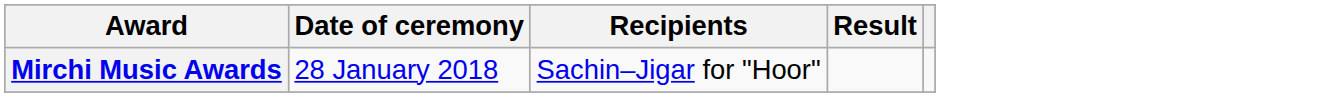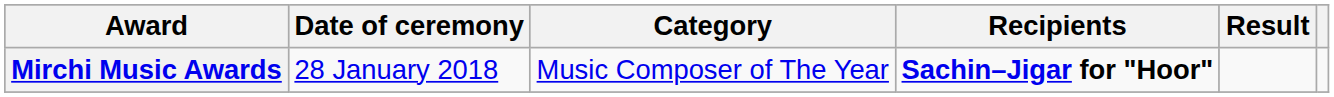+ column: (713, 26)
(679, 69) normal -> (1057, 69) bold
